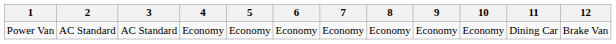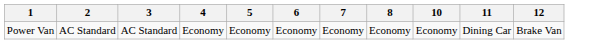- column: (437, 13)
